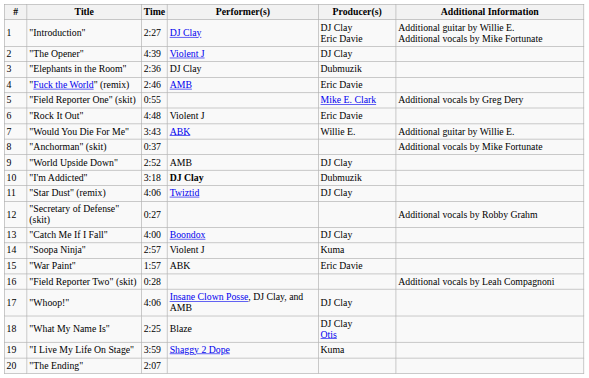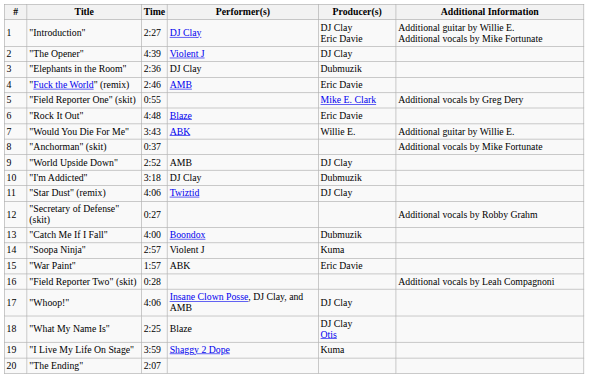(187, 116) Violent J -> (181, 116) Blaze
(187, 178) bold -> (186, 178) normal
(336, 235) DJ Clay -> (341, 235) Dubmuzik
